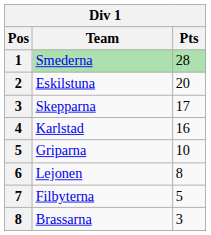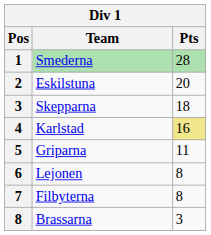(183, 106) 17 -> (183, 106) 18
(183, 128) no background -> (183, 128) khaki background
(183, 151) 10 -> (183, 151) 11
(179, 196) 5 -> (179, 196) 8
